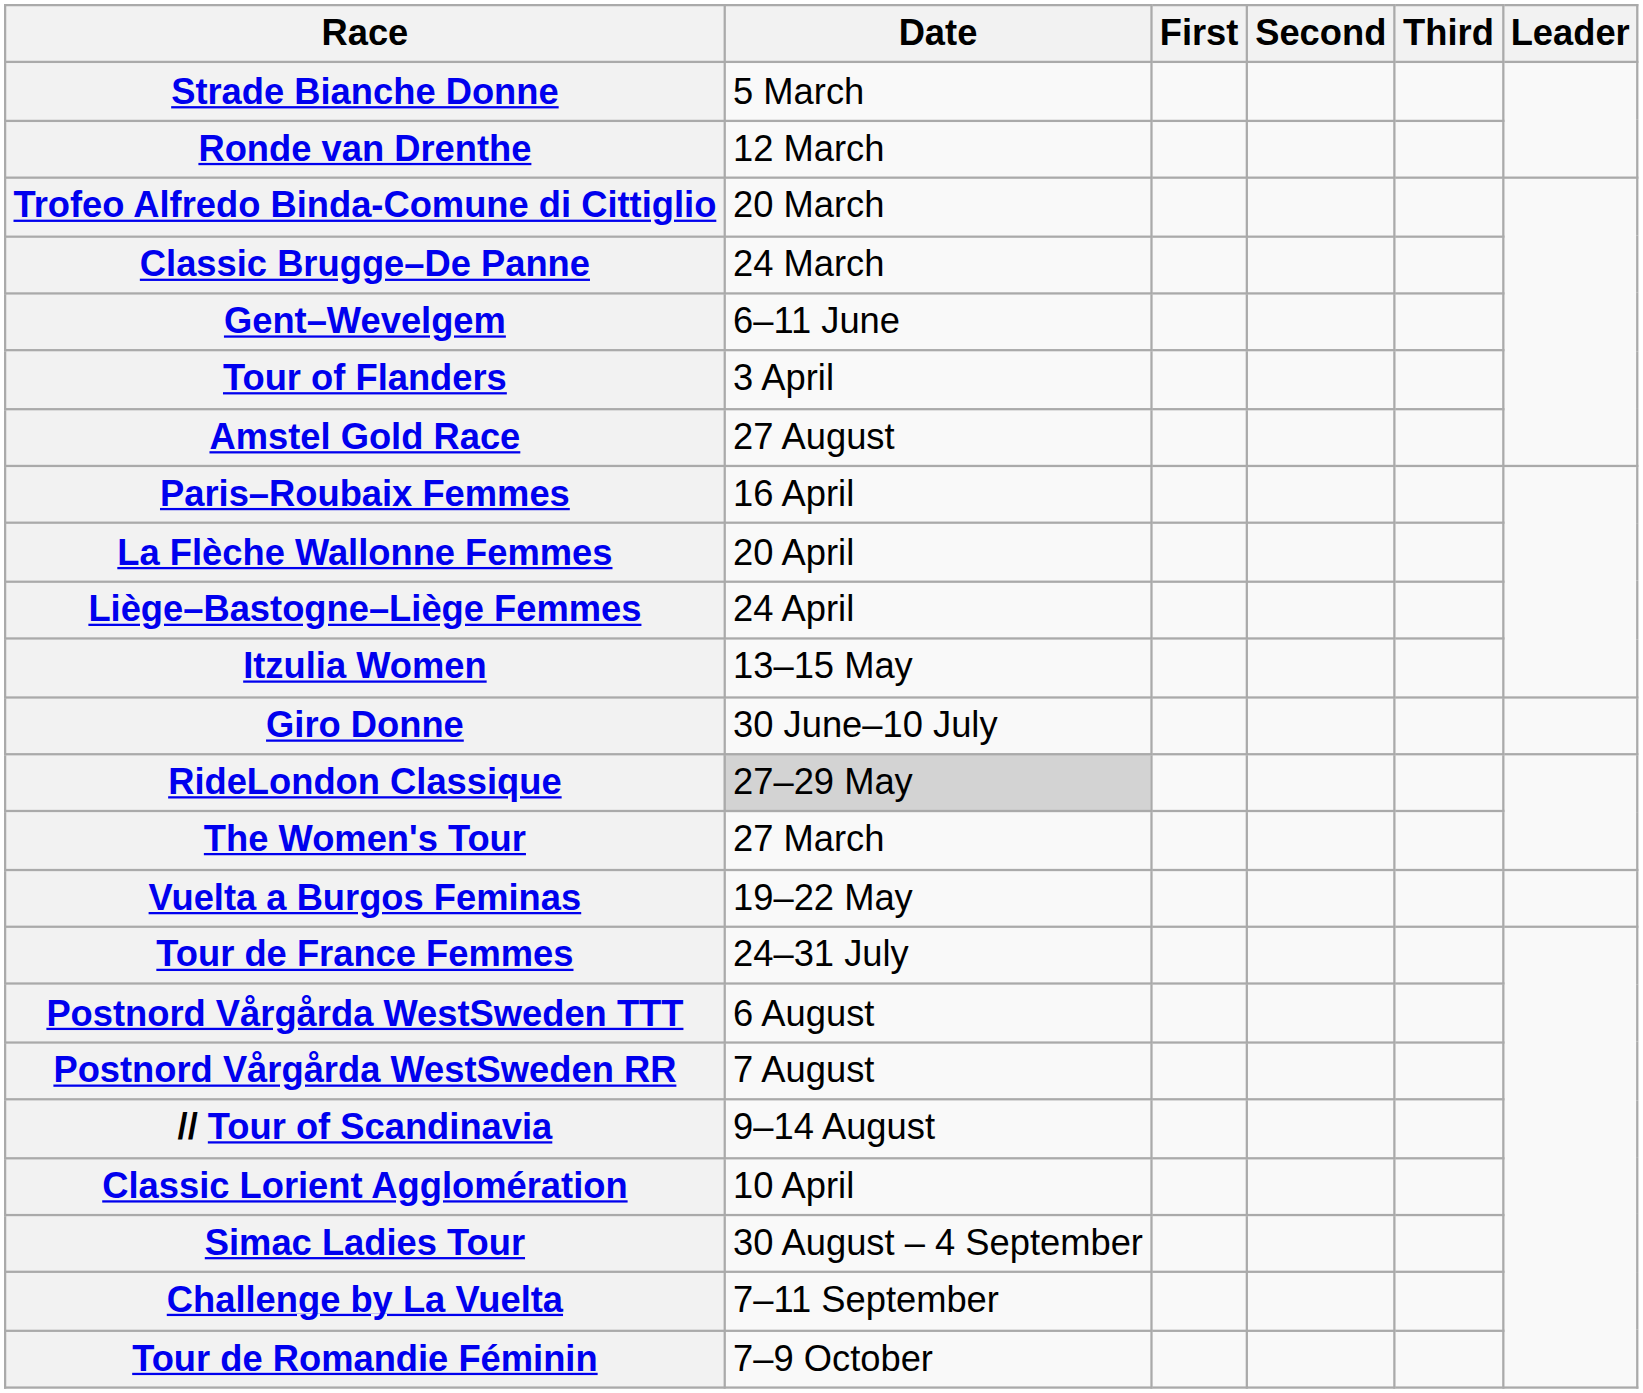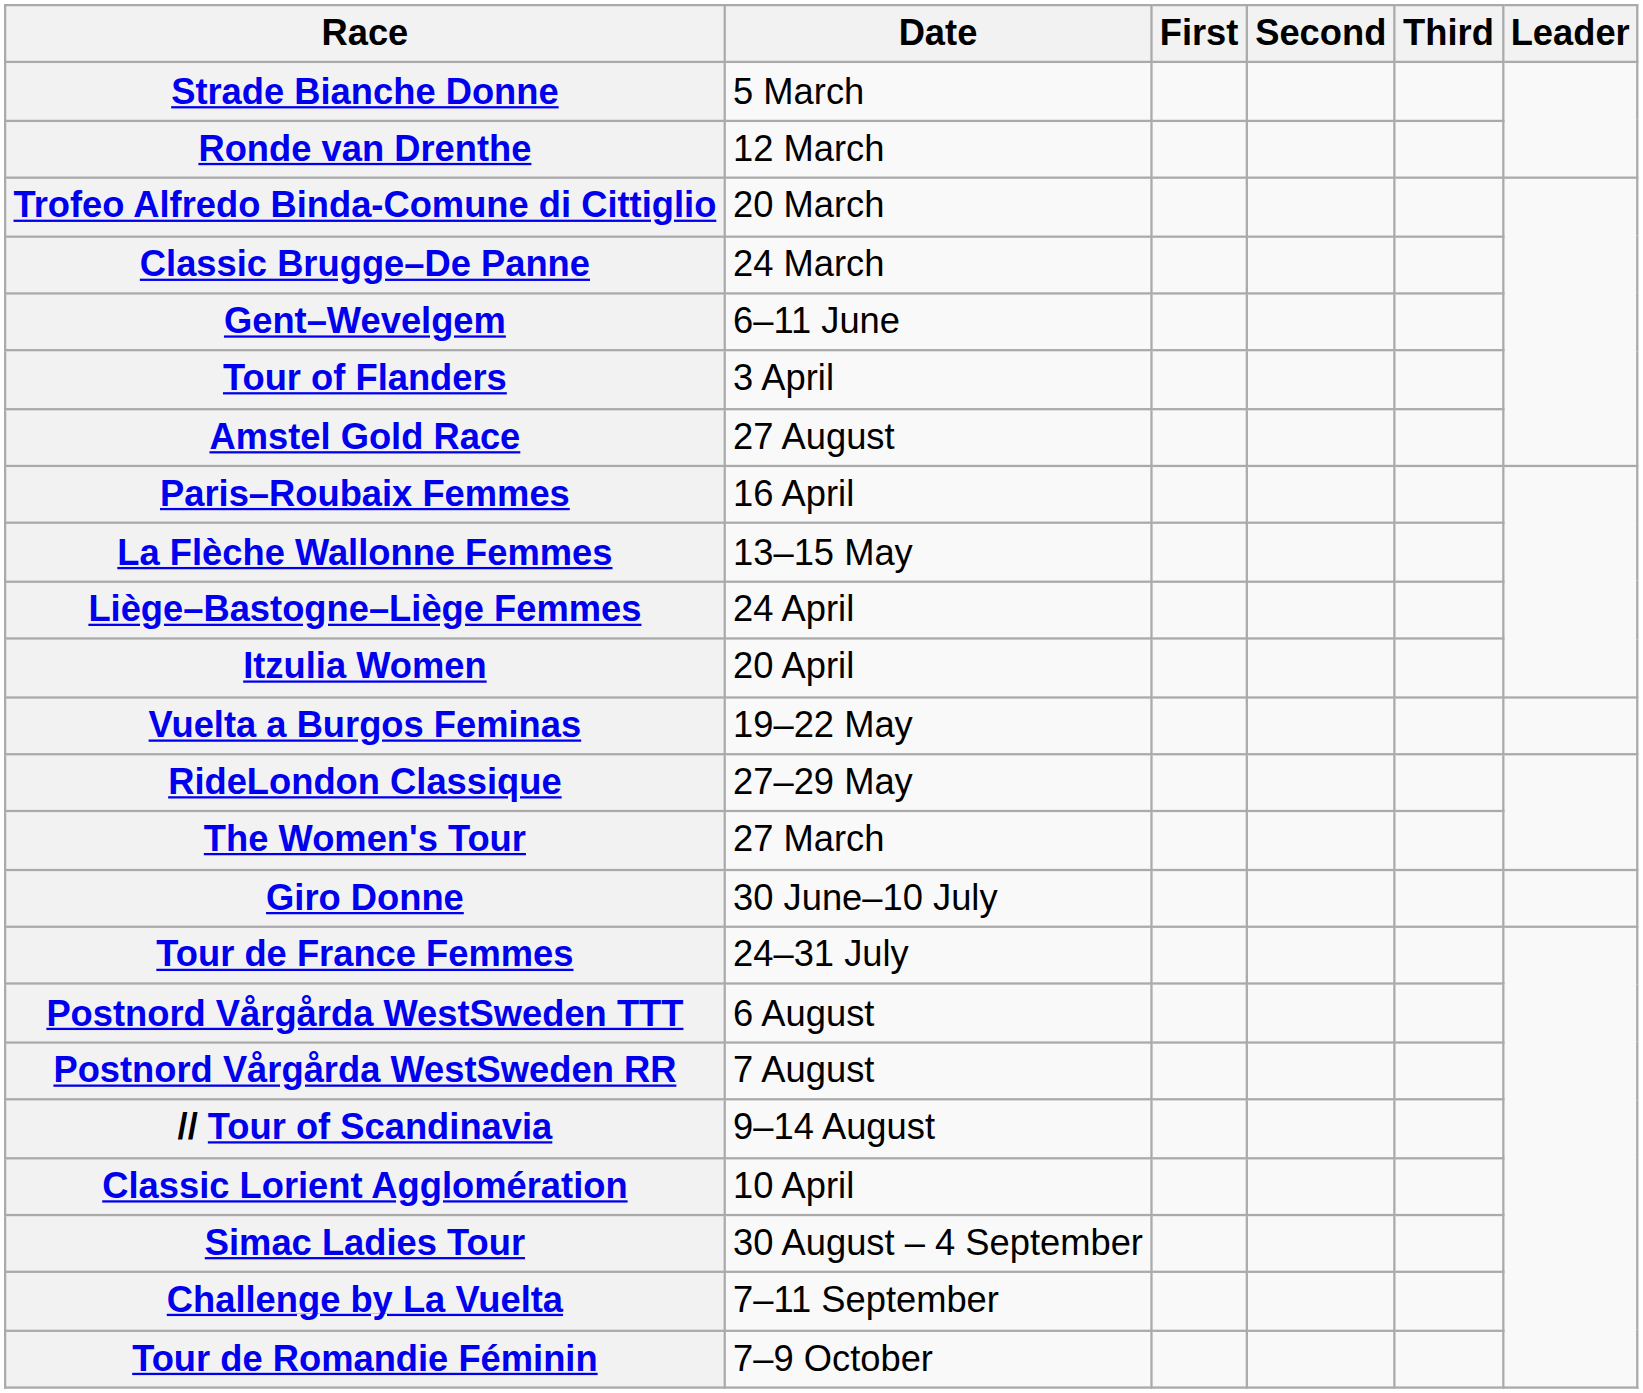(794, 551) 20 April -> (823, 551) 13–15 May
(823, 666) 13–15 May -> (794, 666) 20 April
rows swapped: (365, 897) <-> (365, 724)
(823, 782) lightgrey background -> (823, 782) no background
